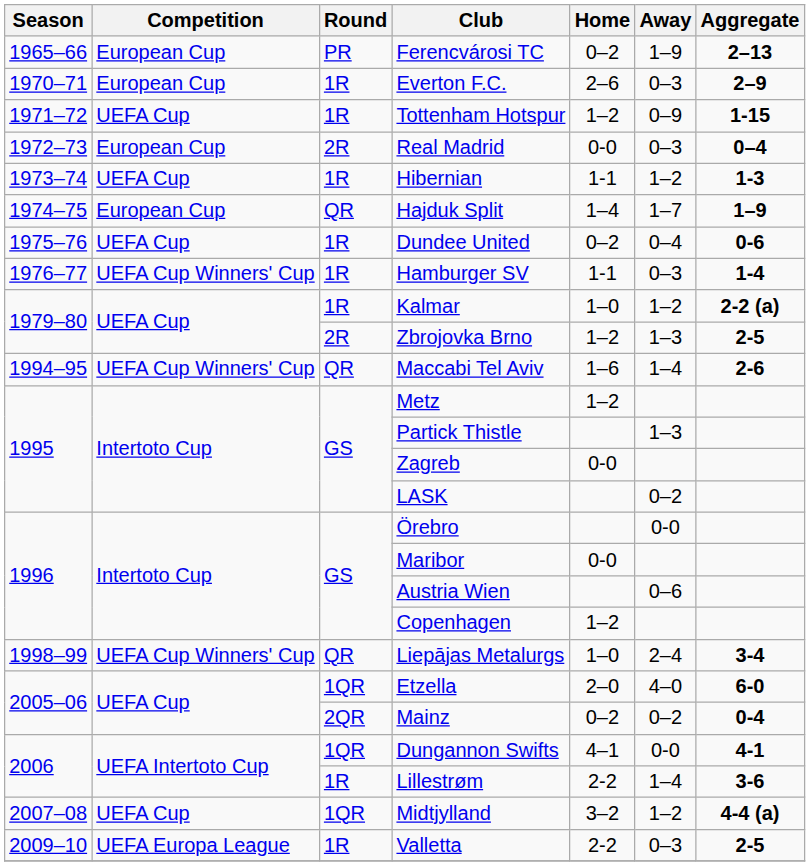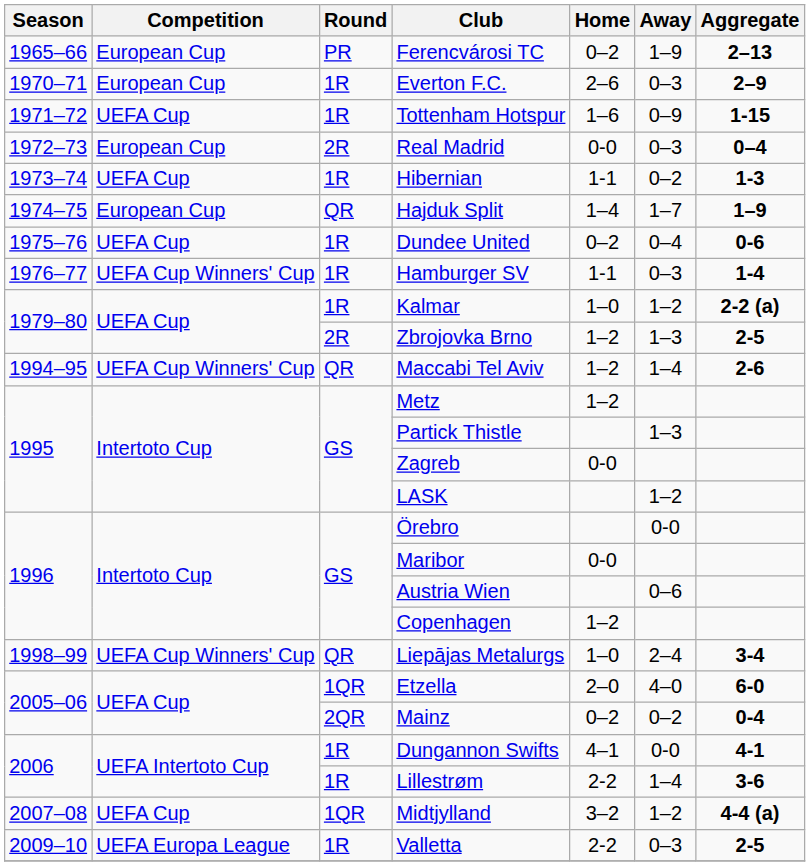(602, 115) 1–2 -> (602, 115) 1–6
(665, 178) 1–2 -> (665, 178) 0–2
(602, 369) 1–6 -> (602, 369) 1–2
(665, 496) 0–2 -> (665, 496) 1–2
(344, 749) 1QR -> (337, 749) 1R
